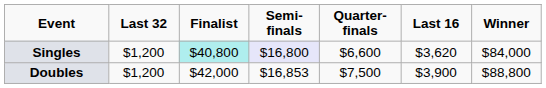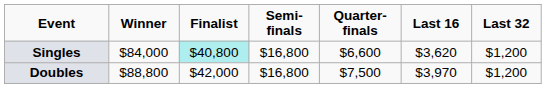columns swapped: (506, 23) <-> (144, 23)
(284, 52) lavender background -> (284, 52) no background
(284, 73) $16,853 -> (284, 73) $16,800
(436, 73) $3,900 -> (436, 73) $3,970
